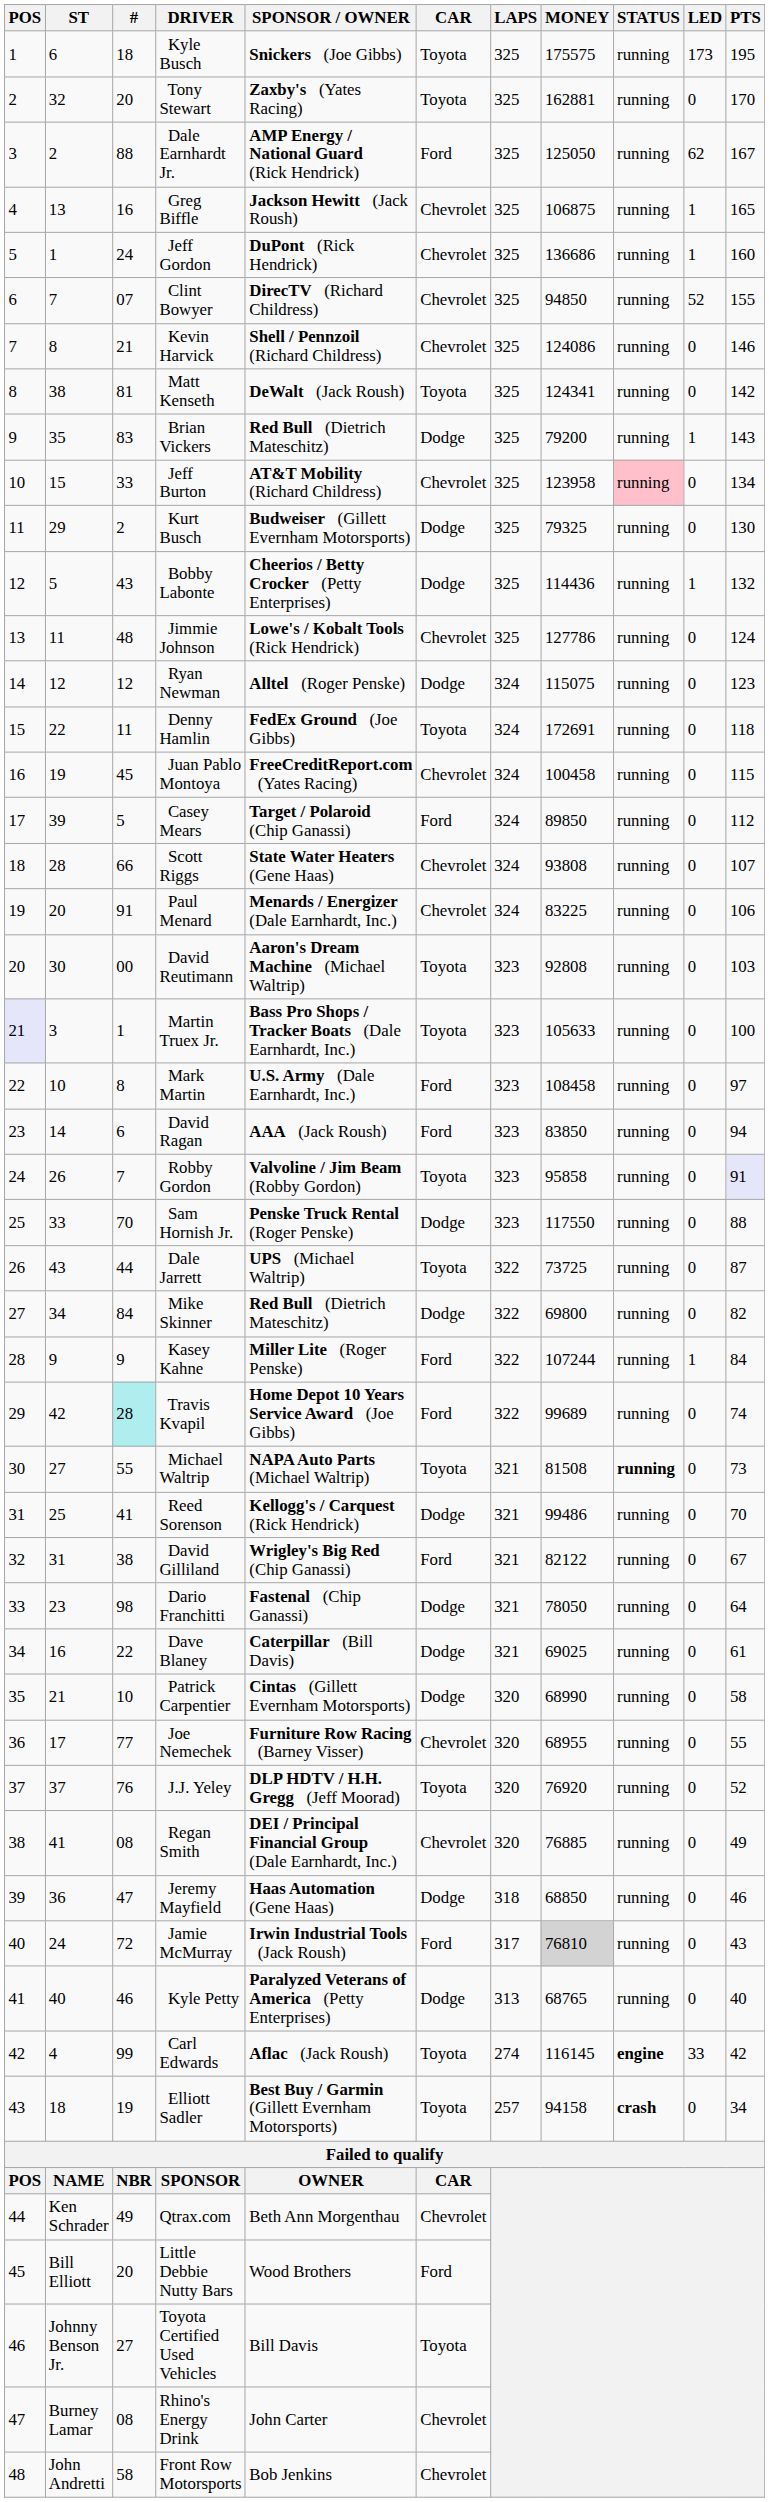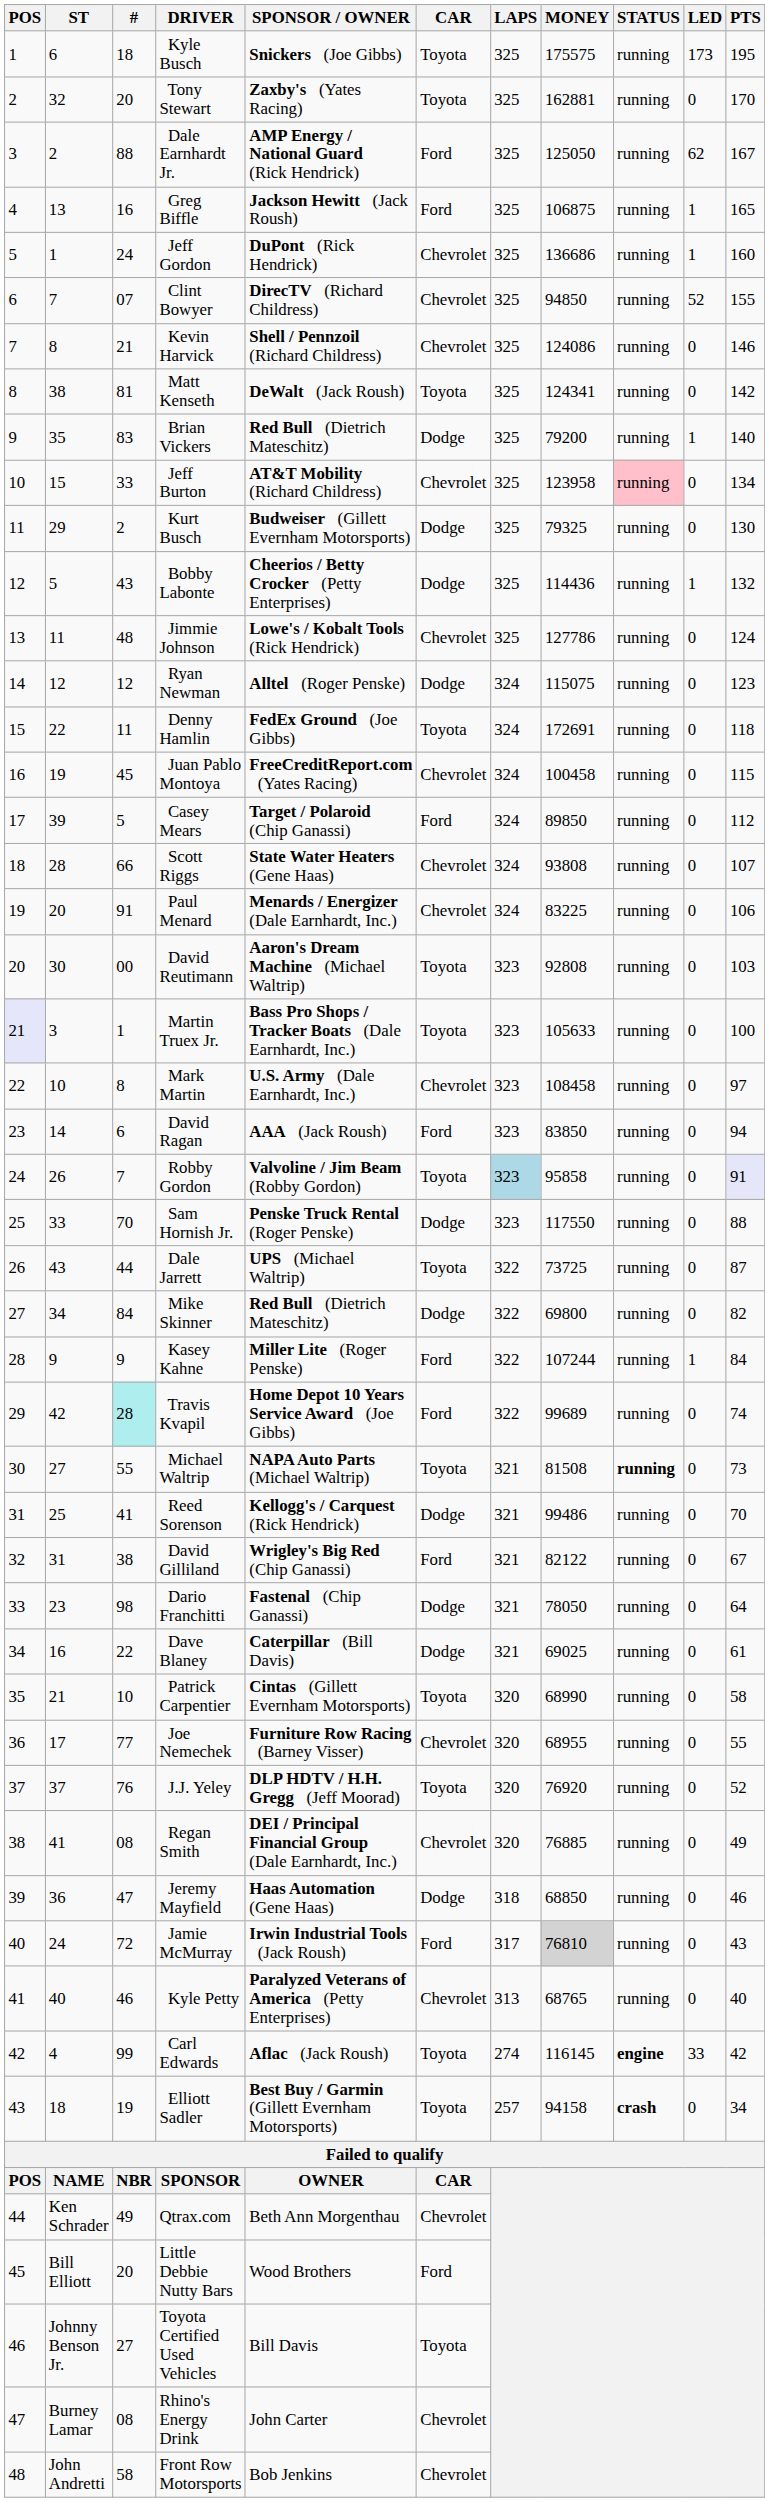(453, 209) Chevrolet -> (436, 209) Ford
(743, 437) 143 -> (743, 437) 140
(436, 1085) Ford -> (453, 1085) Chevrolet
(507, 1177) no background -> (507, 1177) lightblue background
(443, 1696) Dodge -> (443, 1696) Toyota
(443, 1998) Dodge -> (453, 1998) Chevrolet
